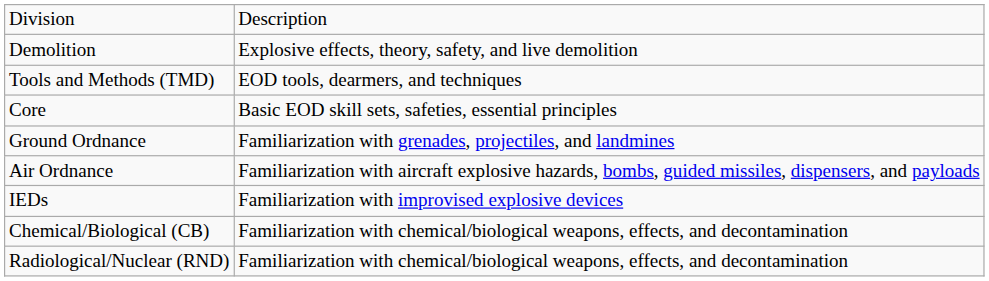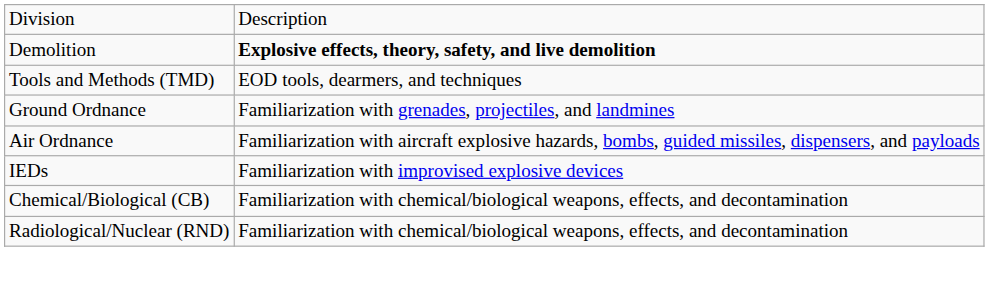(438, 49) normal -> (447, 49) bold
- row: (27, 110)
